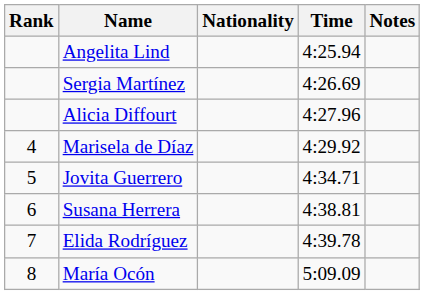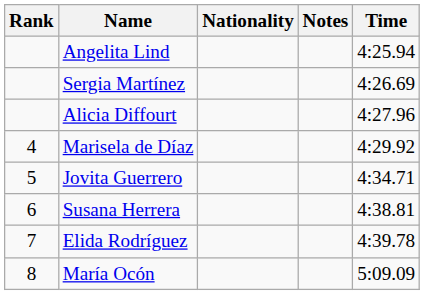columns swapped: (332, 20) <-> (392, 20)
